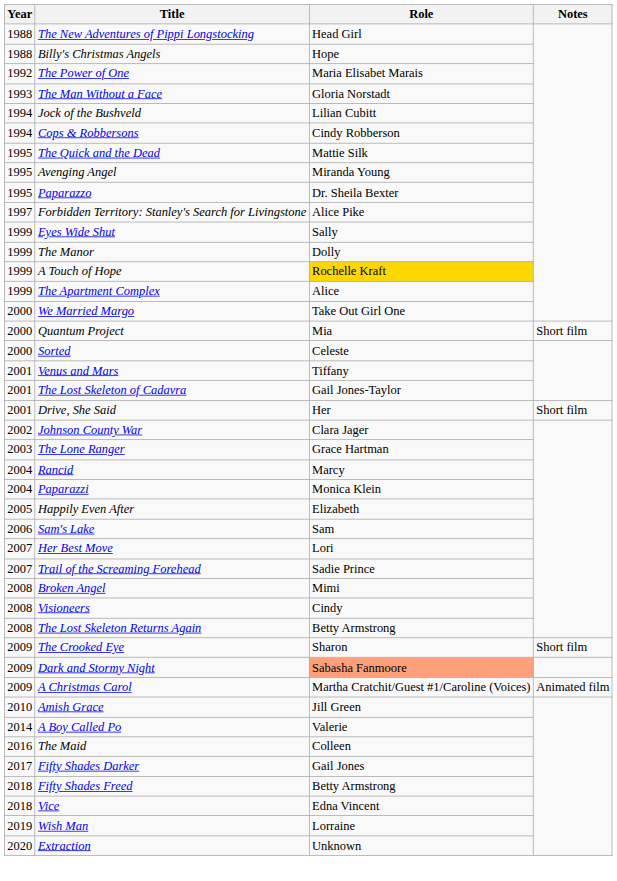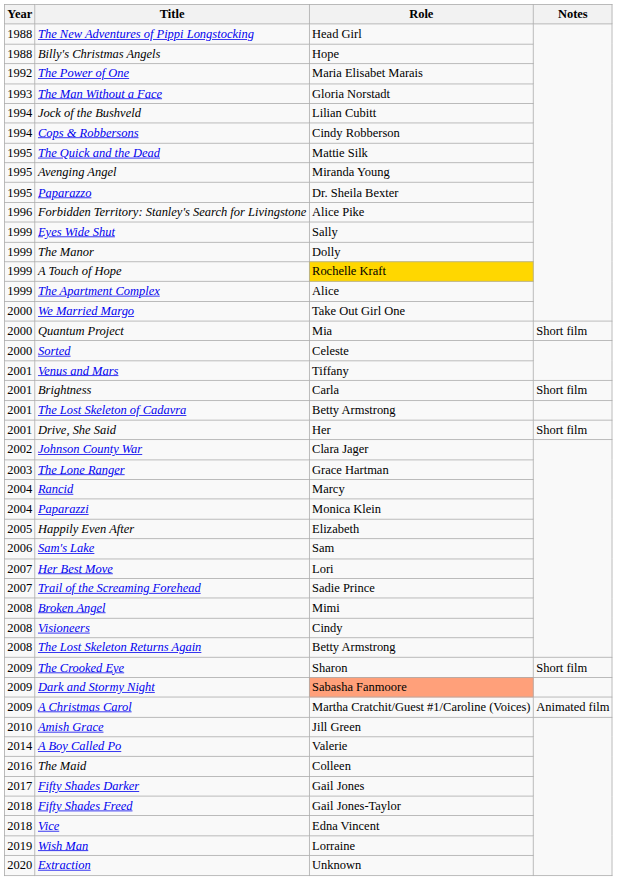(20, 212) 1997 -> (20, 212) 1996
+ row: (65, 390)
(356, 390) Gail Jones-Taylor -> (354, 410) Betty Armstrong
(354, 786) Betty Armstrong -> (356, 806) Gail Jones-Taylor
